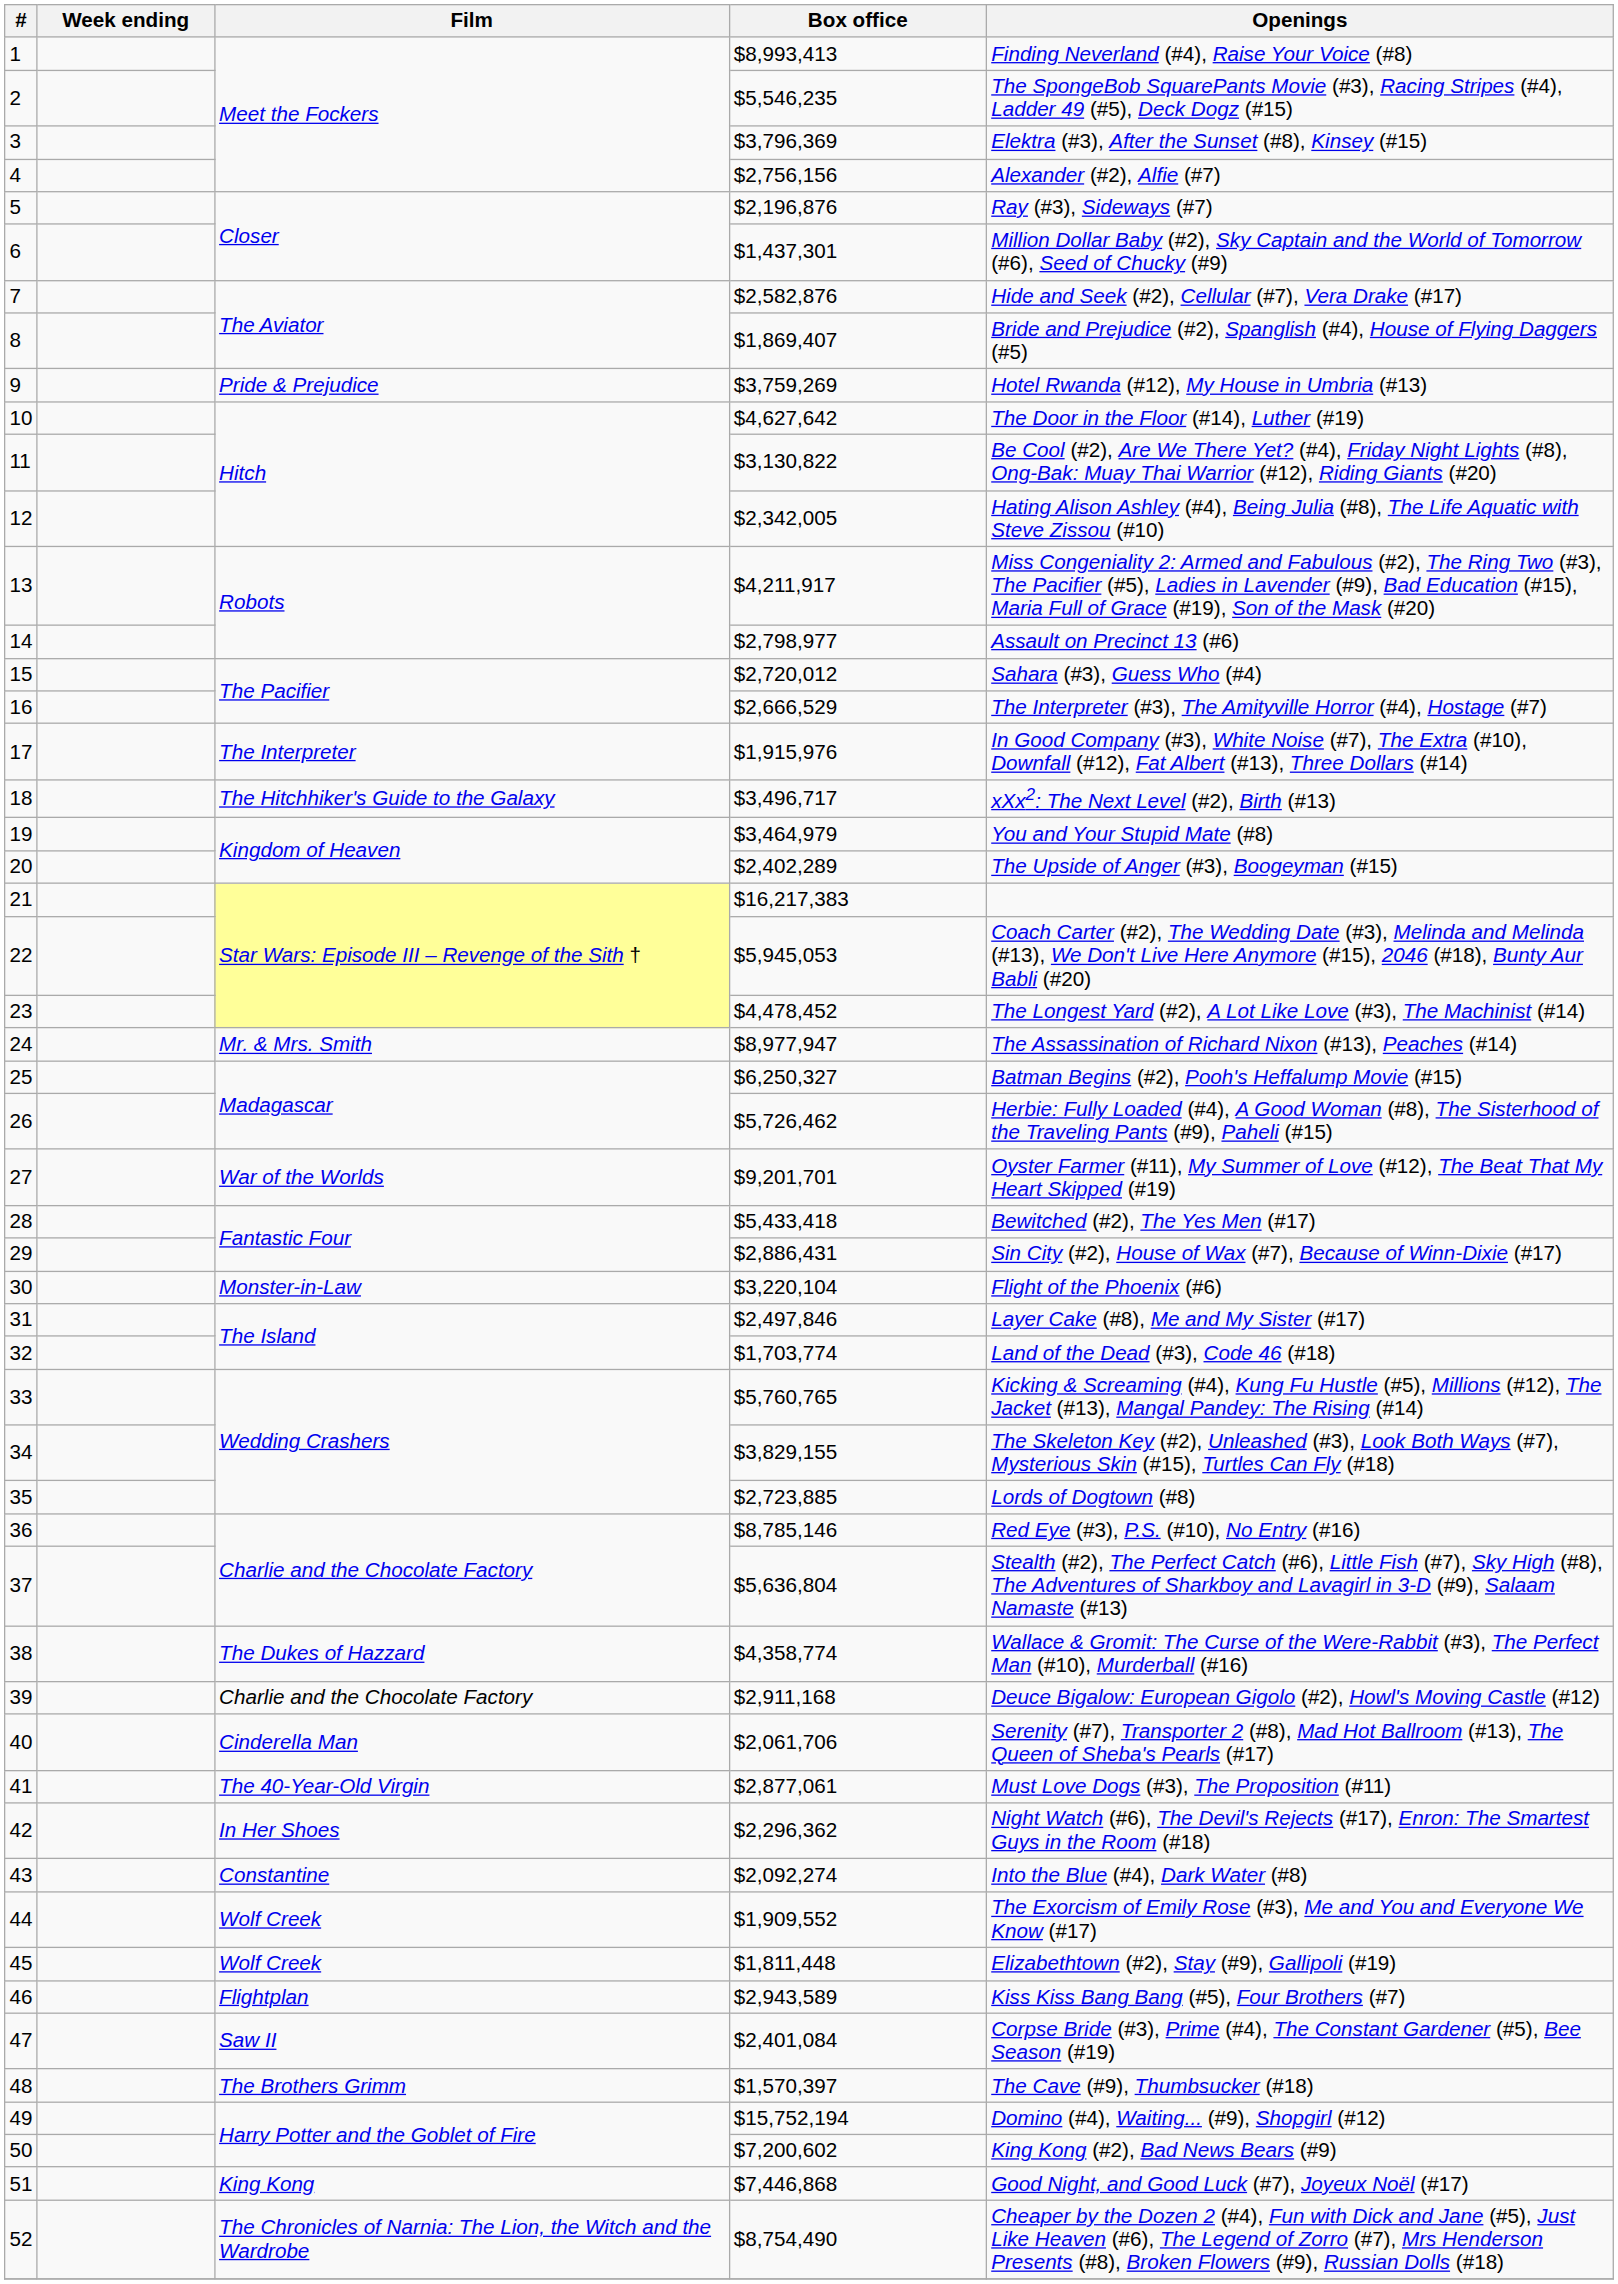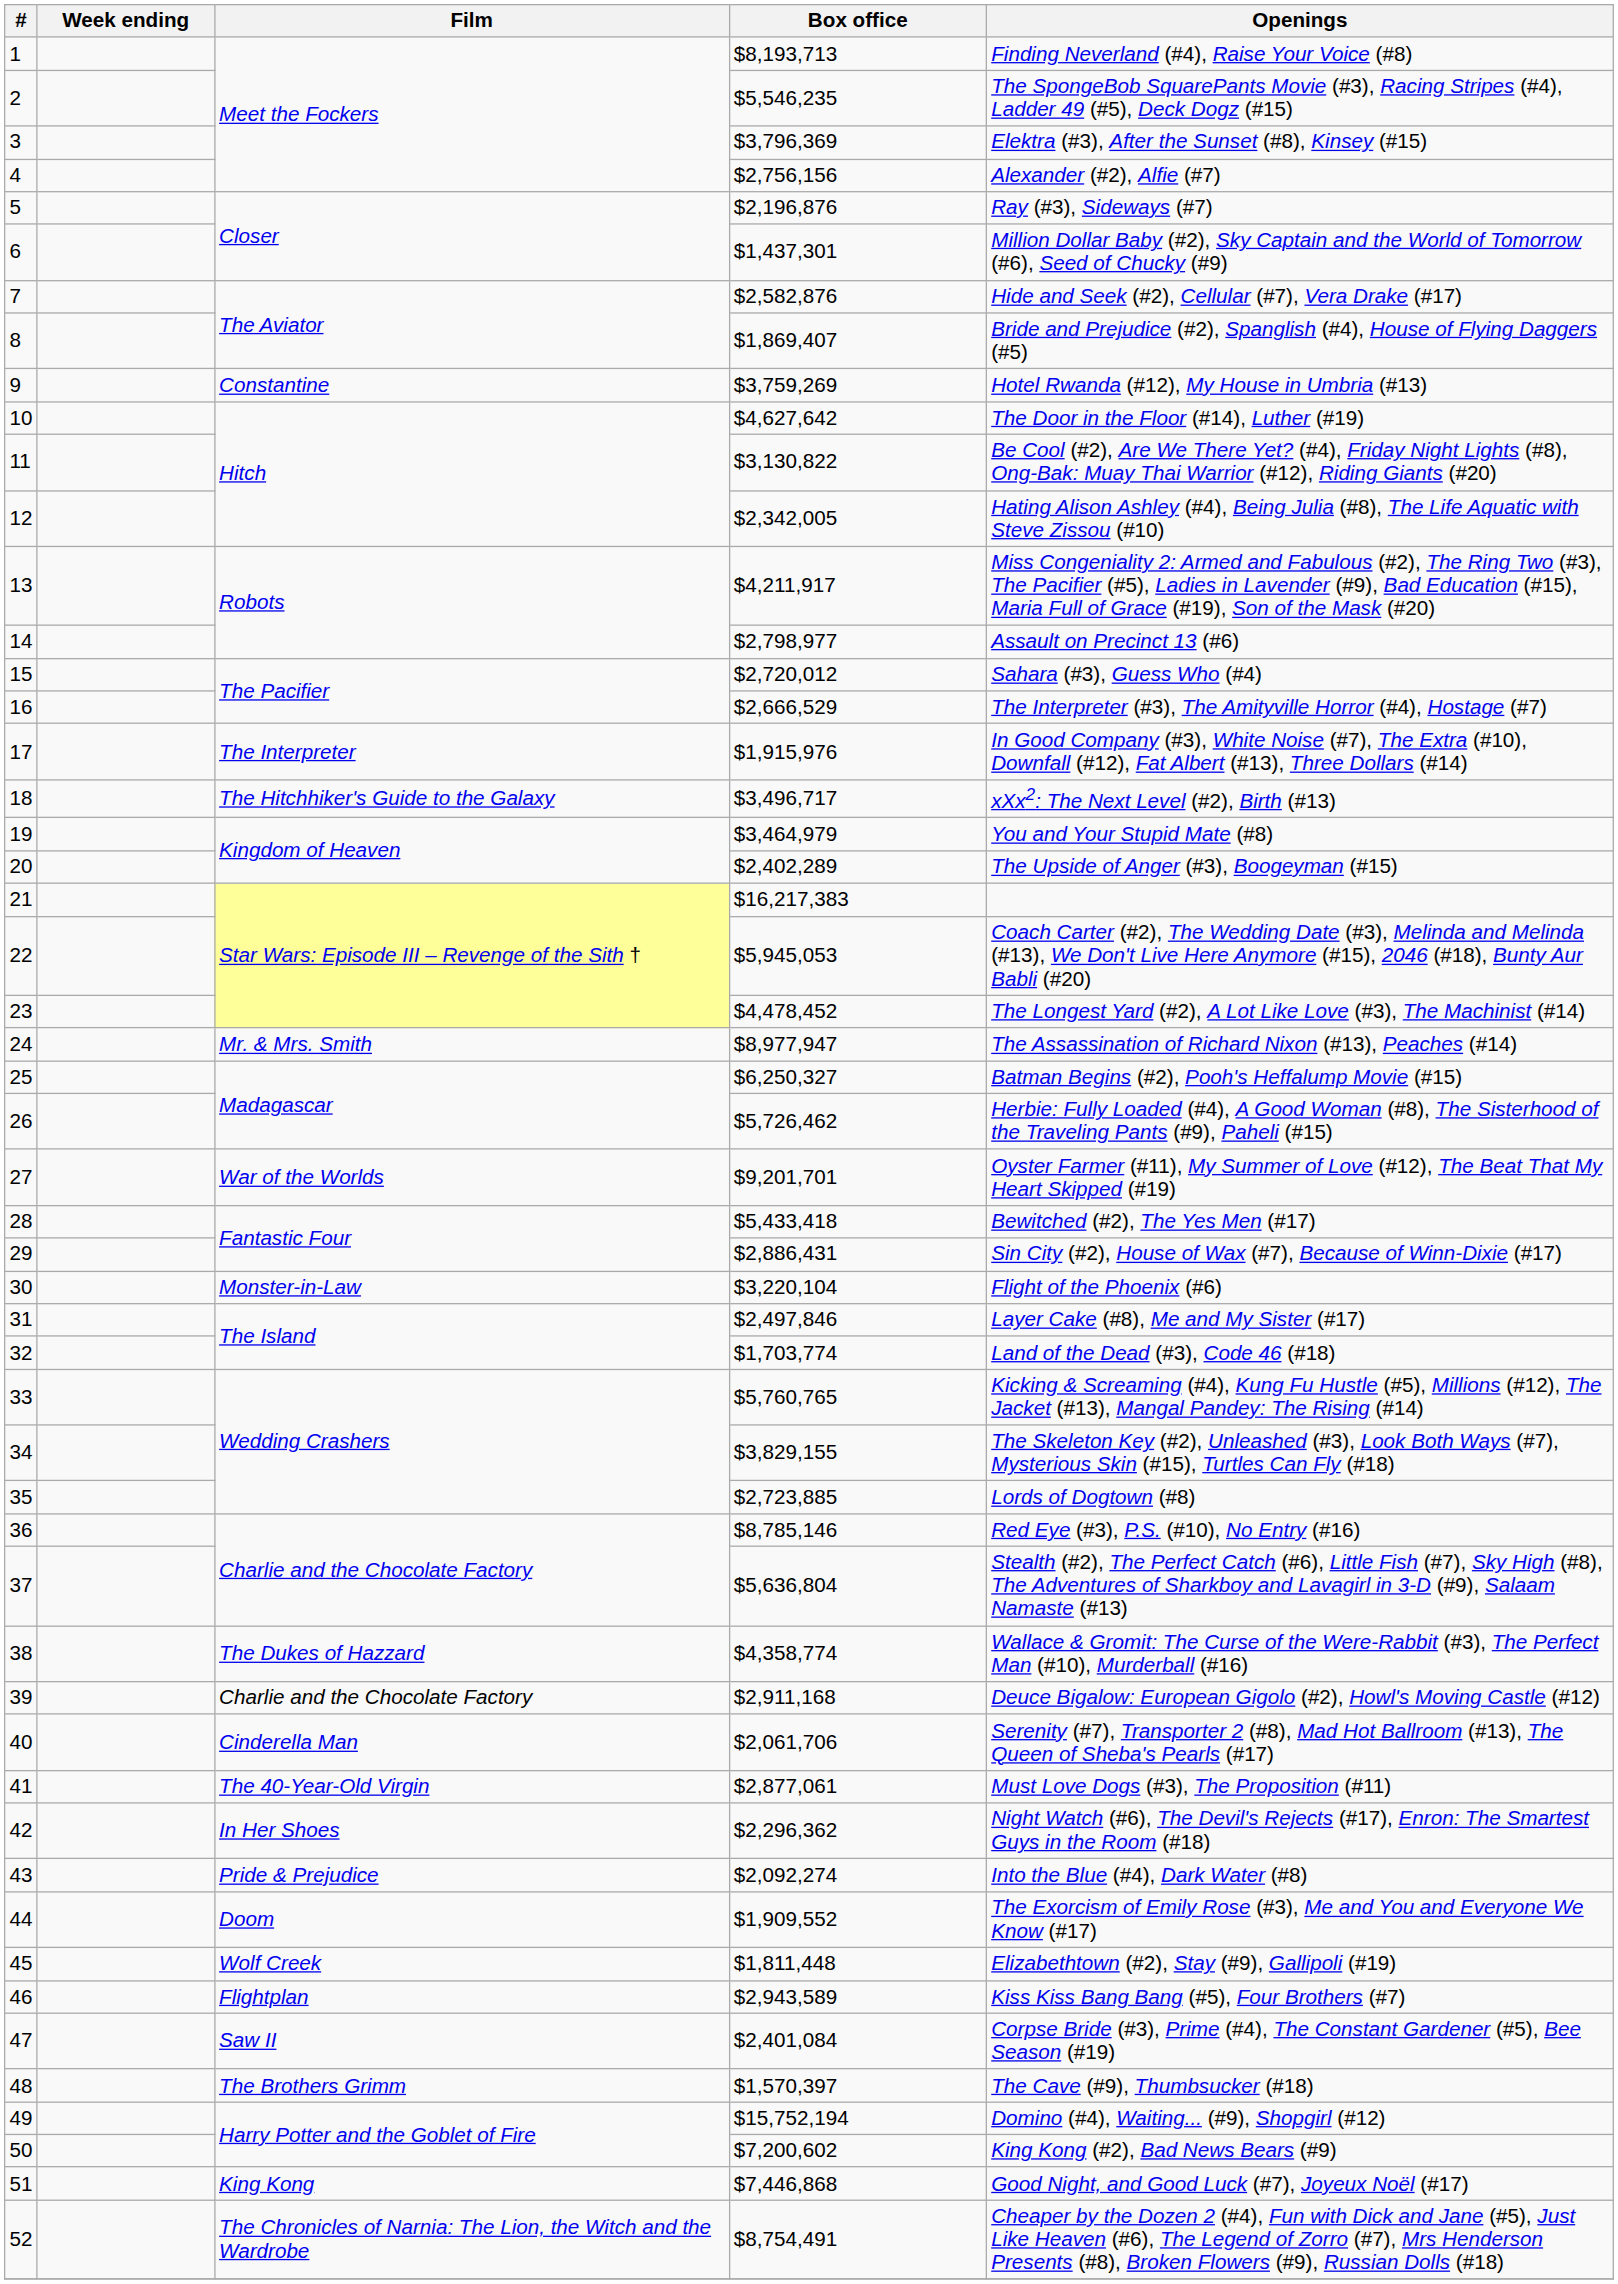(785, 53) $8,993,413 -> (785, 53) $8,193,713
(299, 385) Pride & Prejudice -> (274, 385) Constantine
(274, 1875) Constantine -> (299, 1875) Pride & Prejudice
(270, 1919) Wolf Creek -> (247, 1919) Doom
(785, 2239) $8,754,490 -> (785, 2239) $8,754,491
